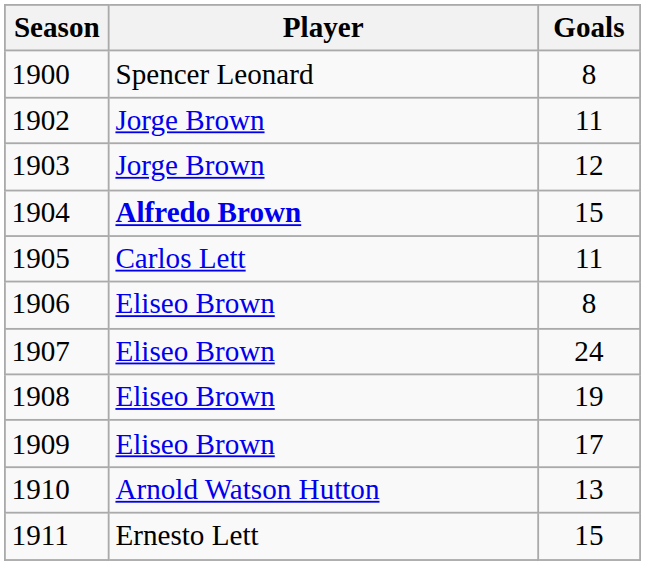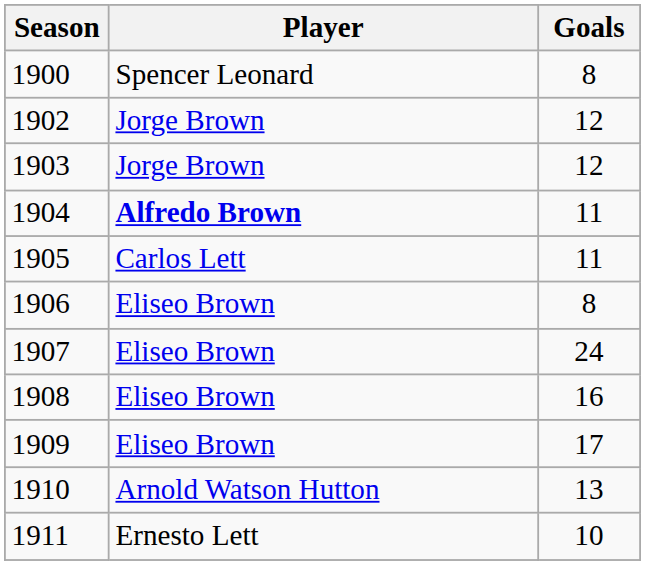(589, 119) 11 -> (589, 119) 12
(589, 212) 15 -> (589, 212) 11
(589, 397) 19 -> (589, 397) 16
(589, 535) 15 -> (589, 535) 10
